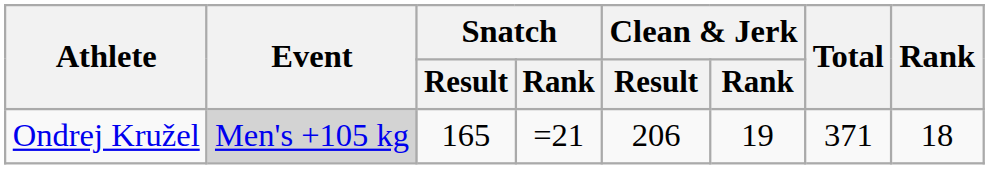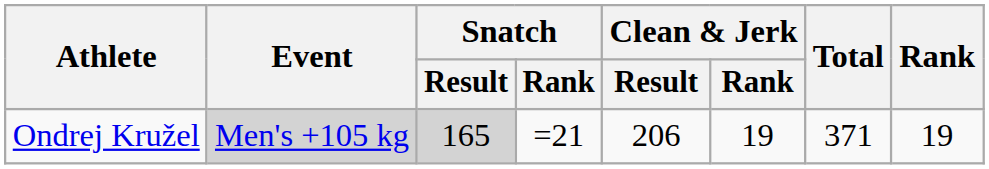(466, 136) no background -> (466, 136) lightgrey background
(937, 136) 18 -> (937, 136) 19
